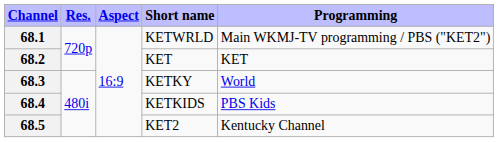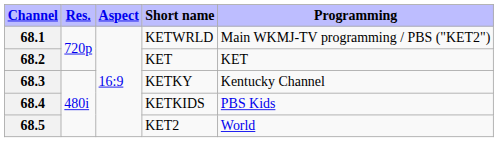(238, 81) World -> (273, 81) Kentucky Channel
(273, 125) Kentucky Channel -> (238, 125) World
